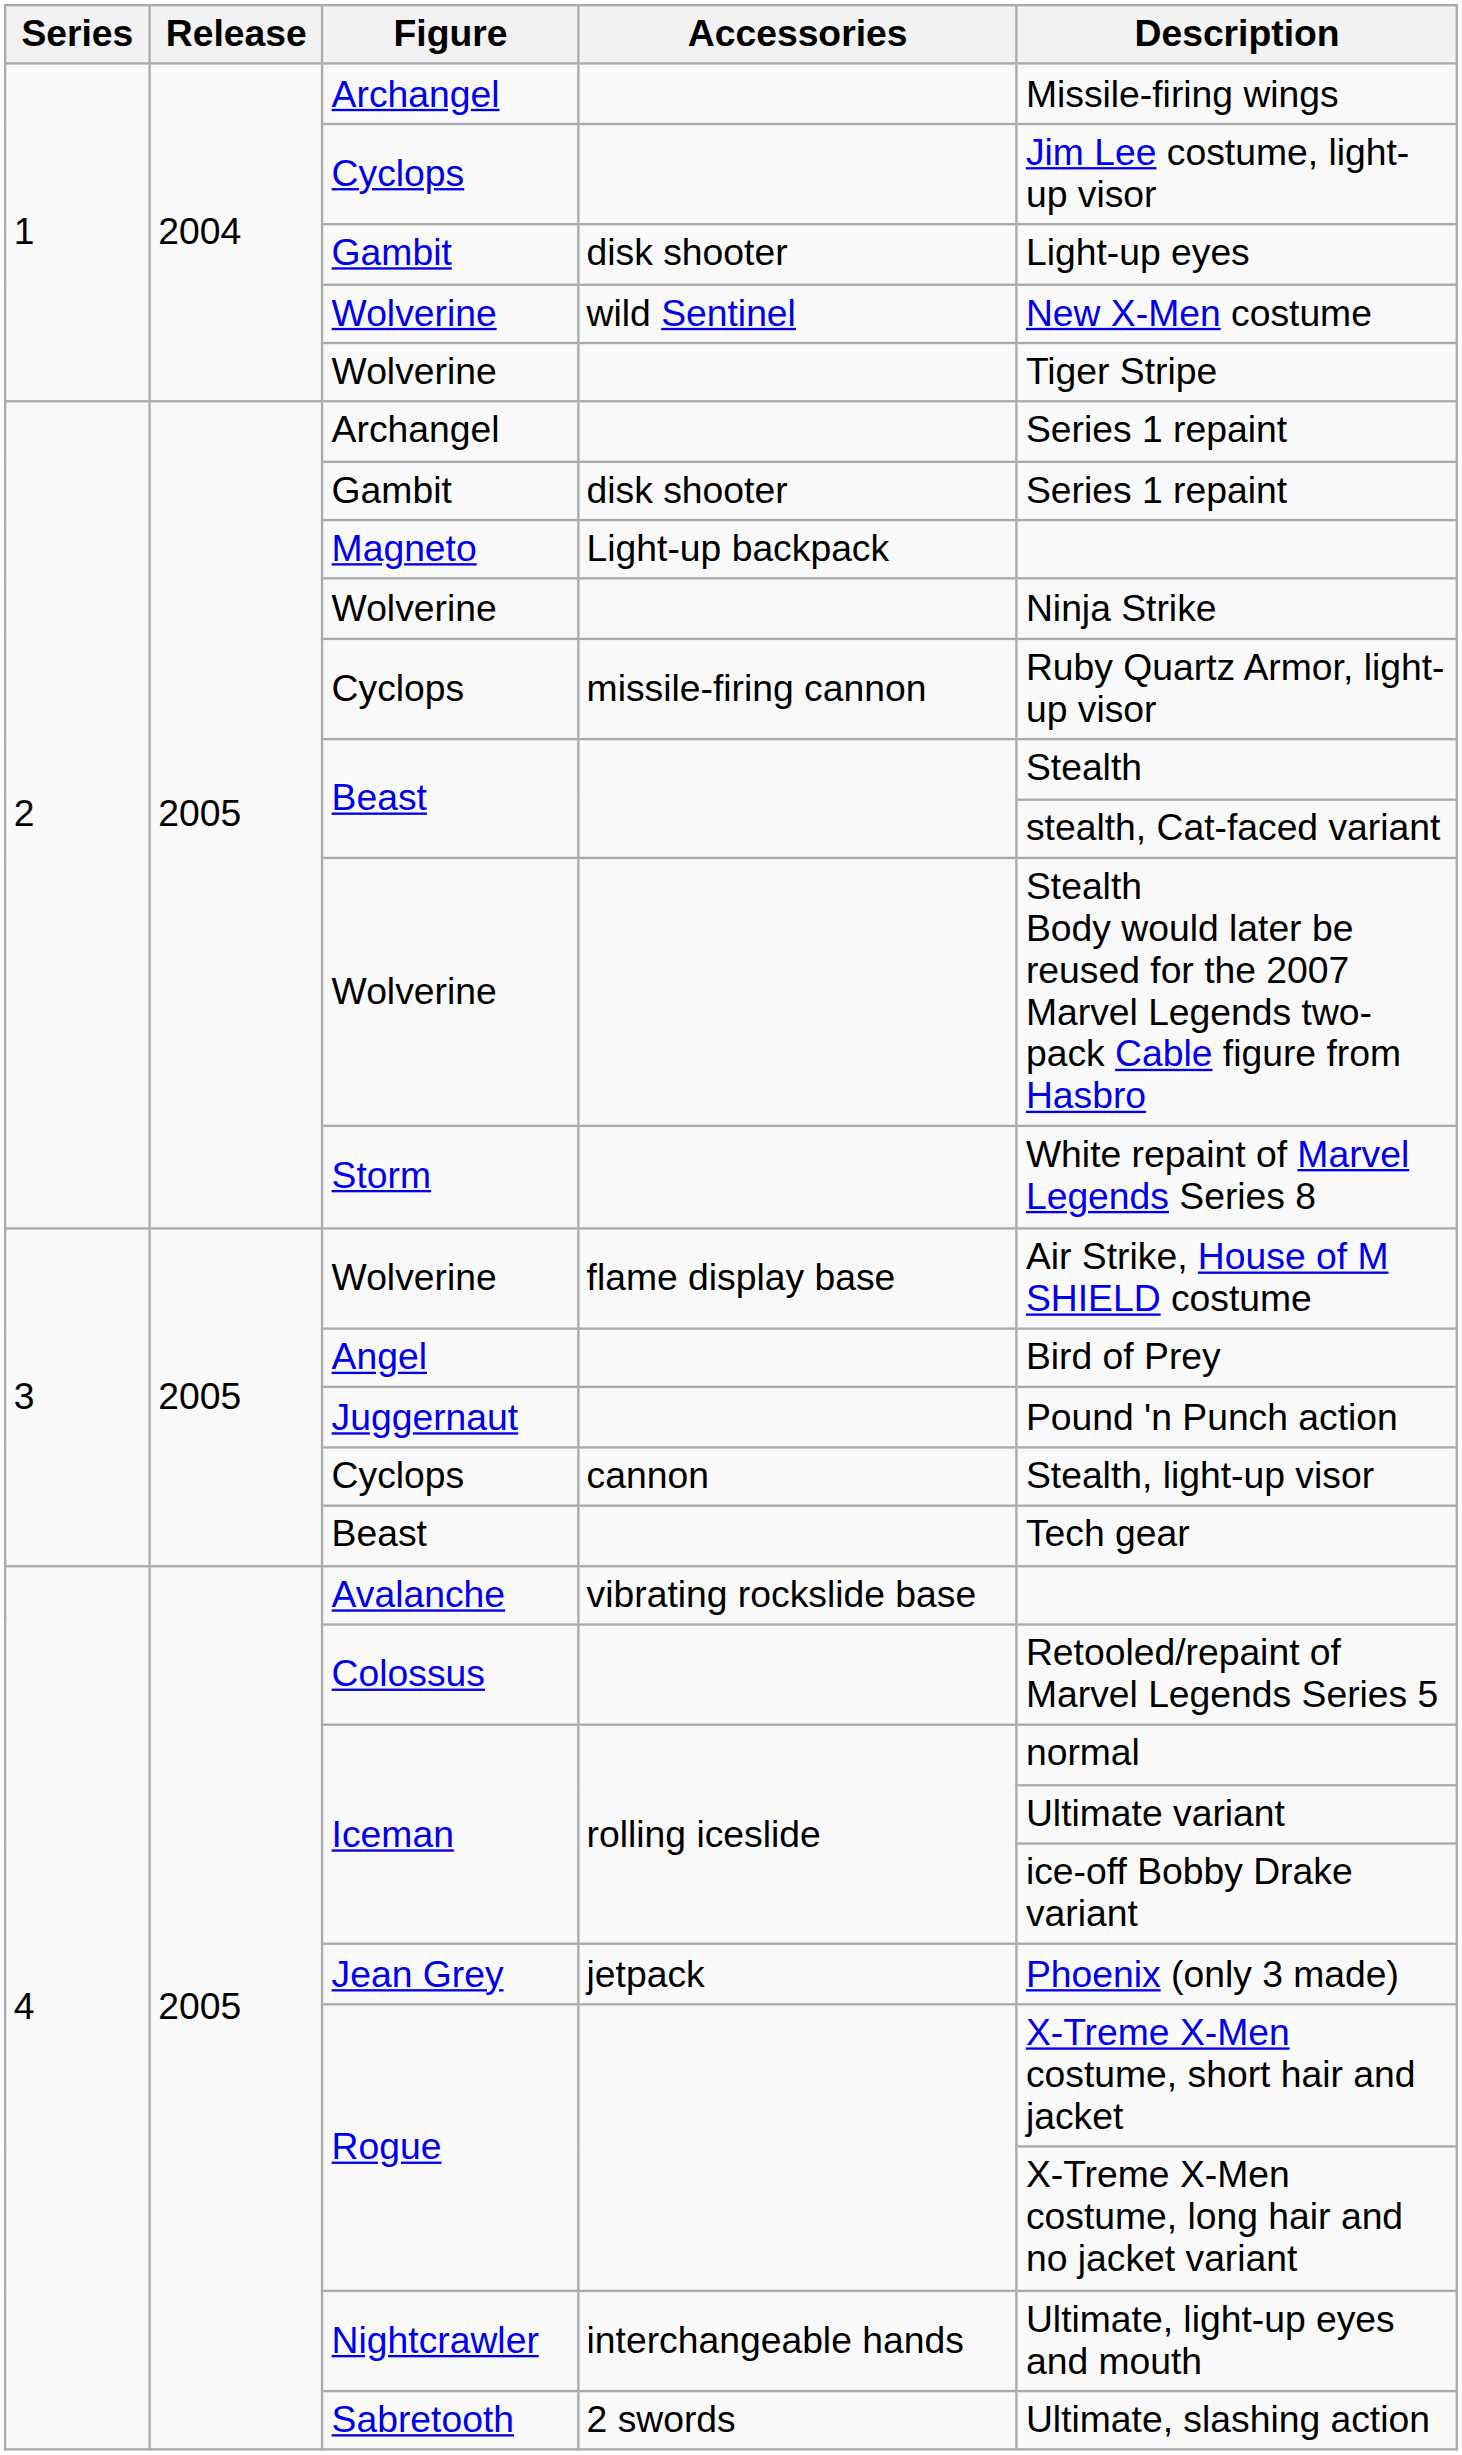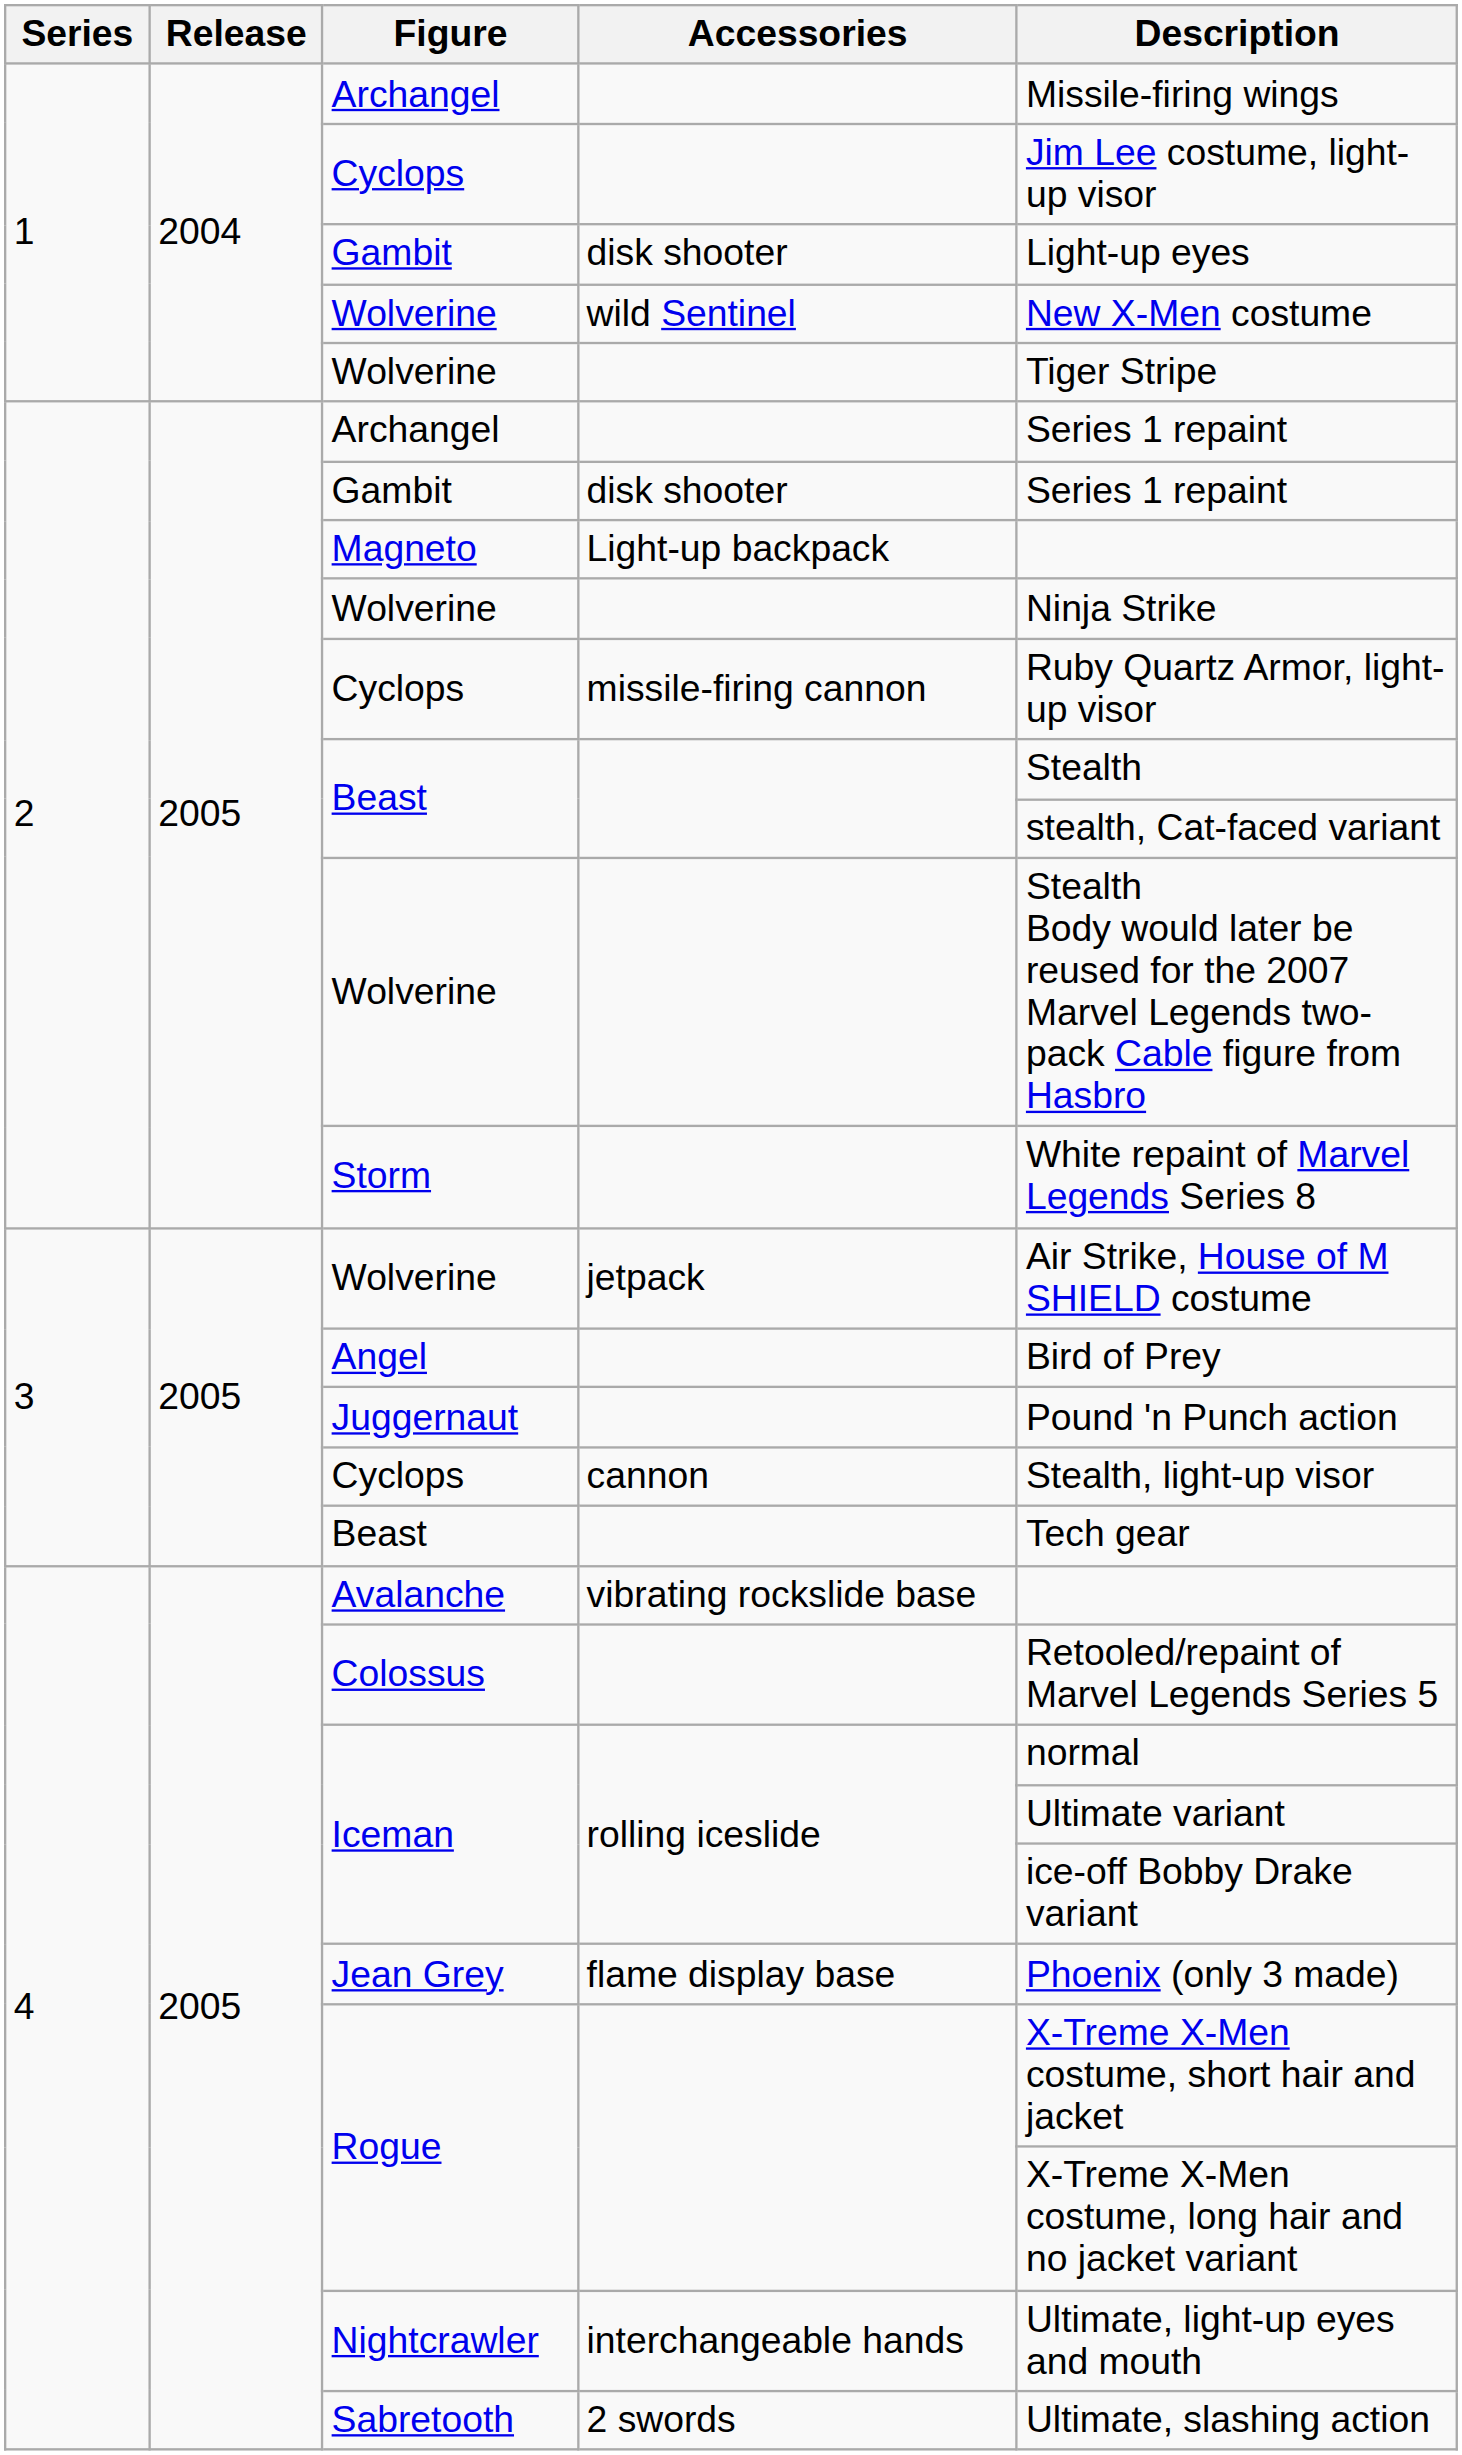(741, 1277) flame display base -> (646, 1277) jetpack
(646, 1973) jetpack -> (741, 1973) flame display base
